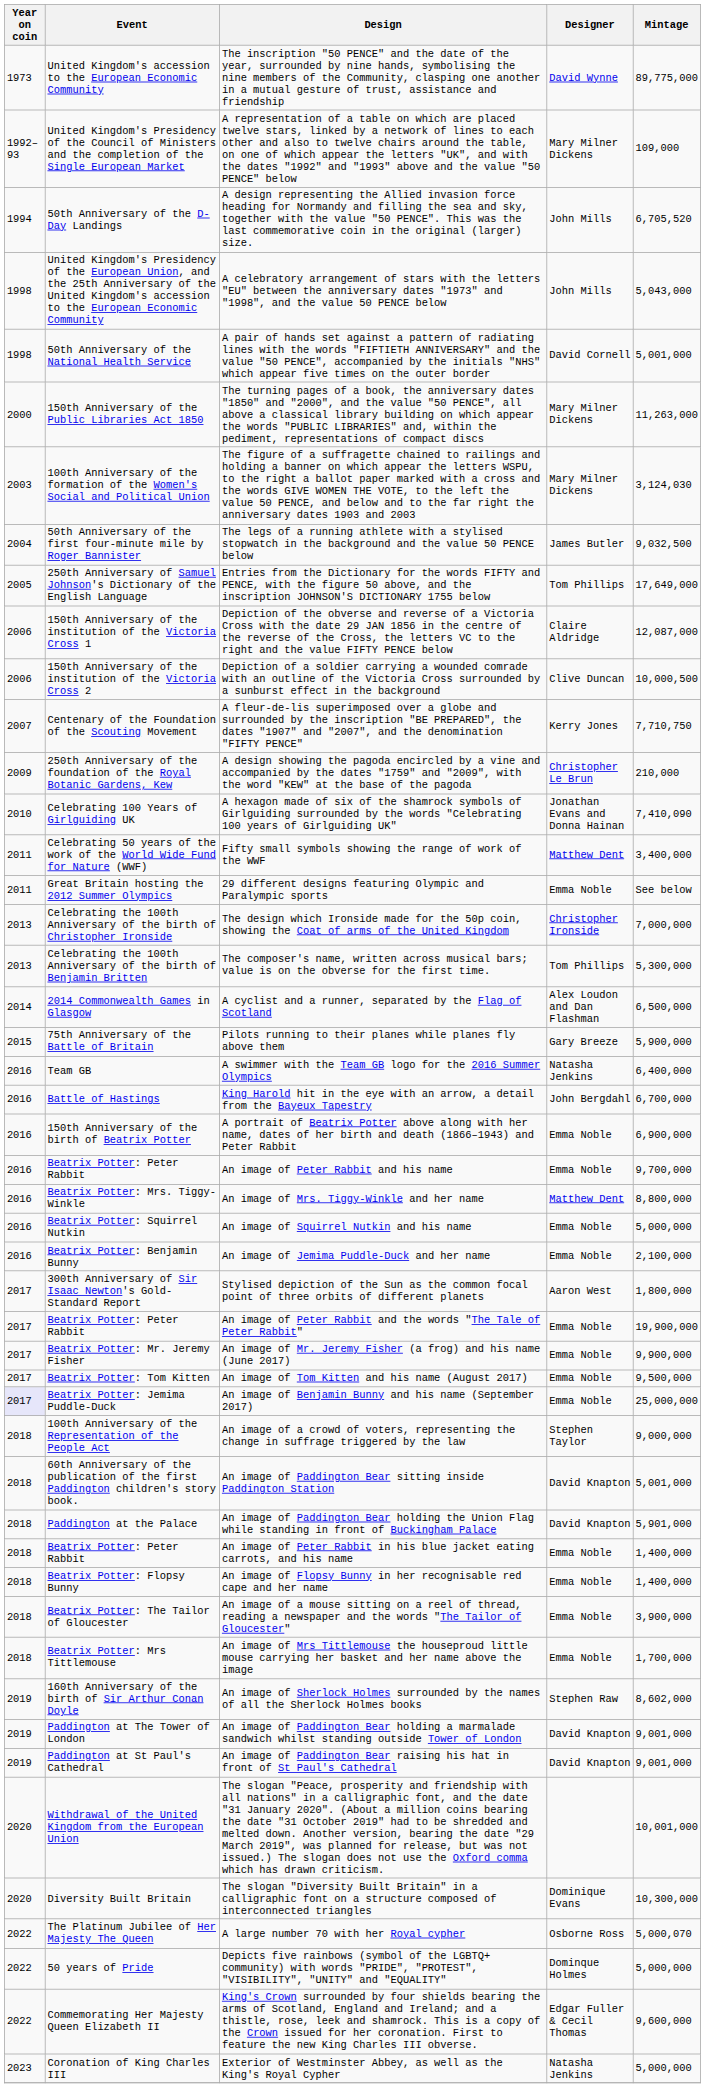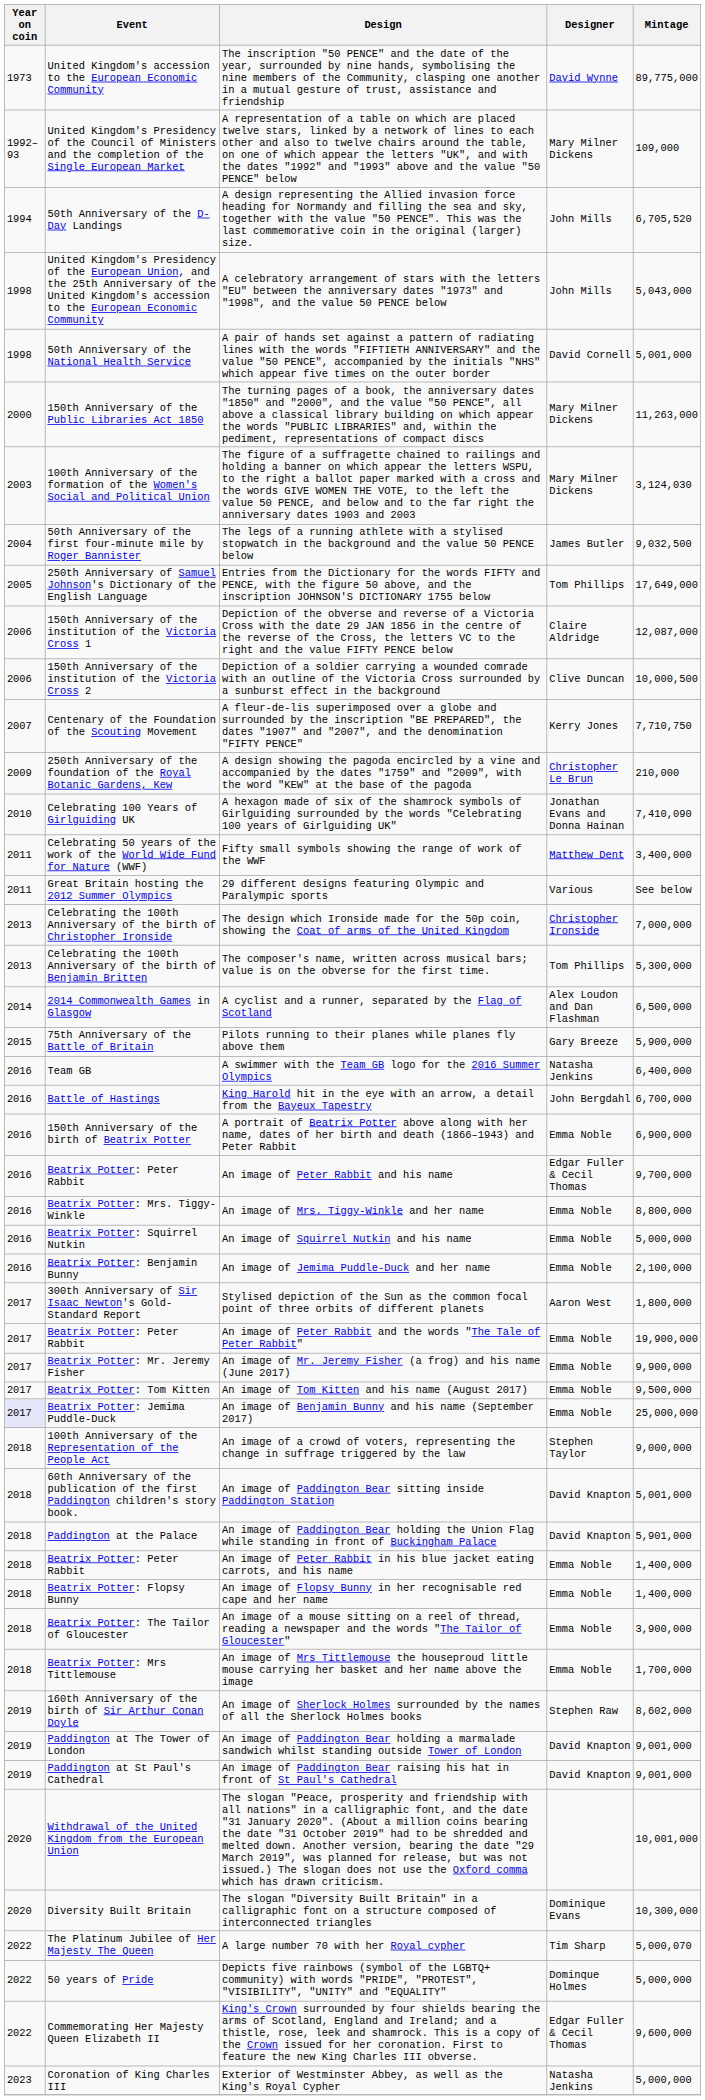(580, 890) Emma Noble -> (571, 890) Various
(580, 1170) Emma Noble -> (587, 1176) Edgar Fuller & Cecil Thomas
(587, 1199) Matthew Dent -> (580, 1211) Emma Noble
(587, 1934) Osborne Ross -> (577, 1946) Tim Sharp
